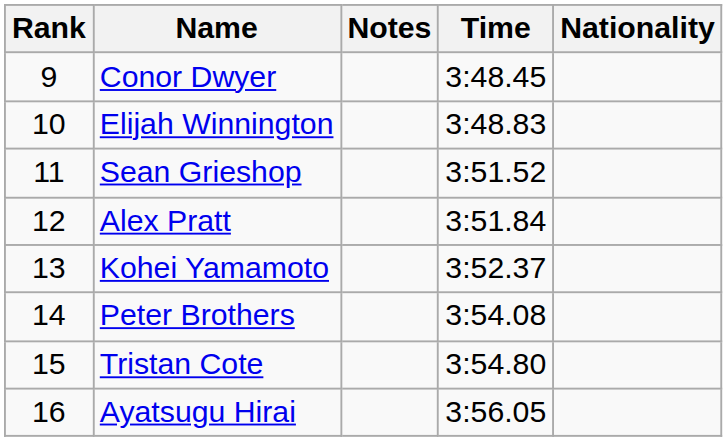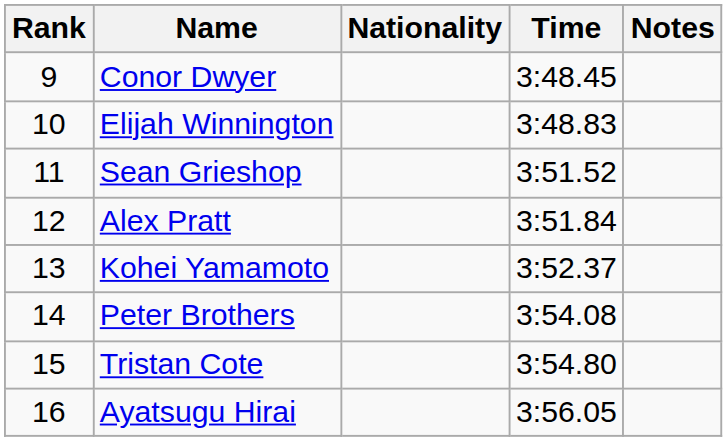columns swapped: (637, 28) <-> (389, 28)
